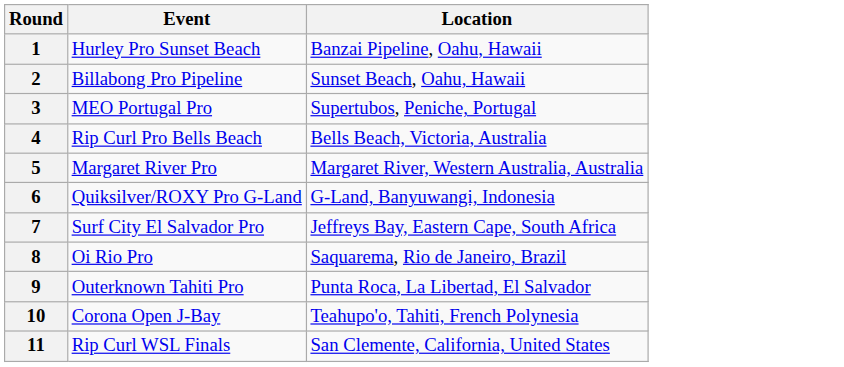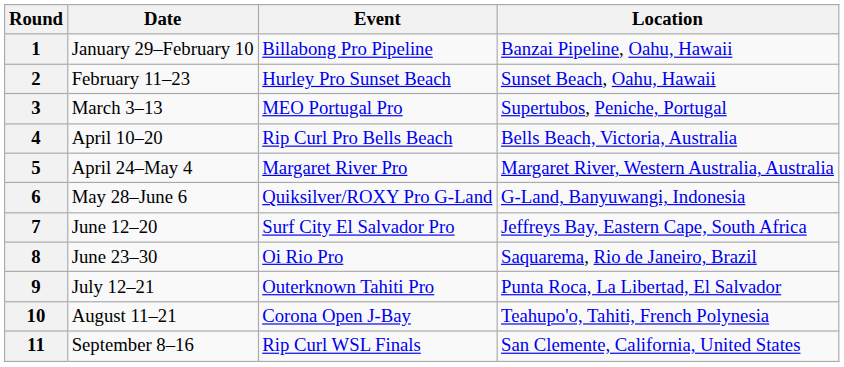+ column: (163, 19)
(166, 49) Hurley Pro Sunset Beach -> (348, 49) Billabong Pro Pipeline
(157, 78) Billabong Pro Pipeline -> (357, 78) Hurley Pro Sunset Beach
